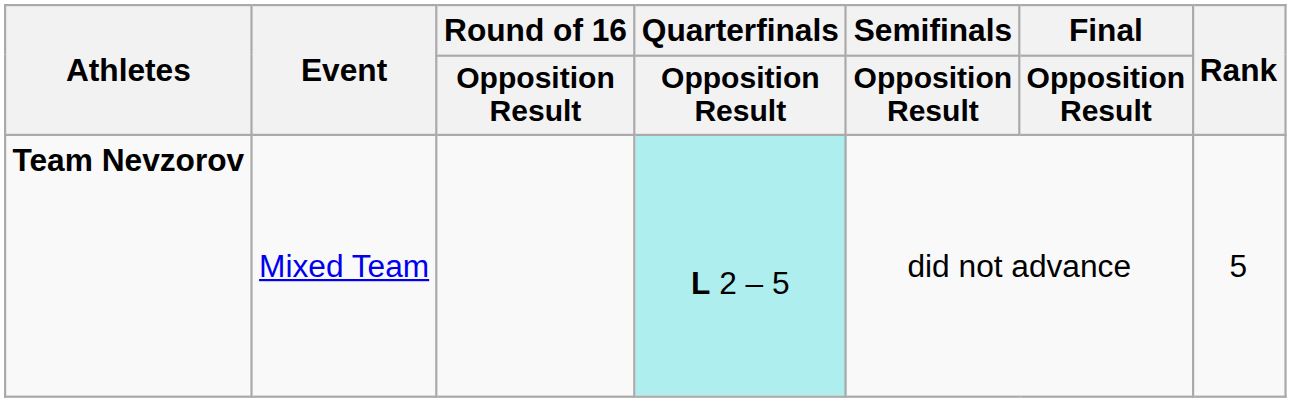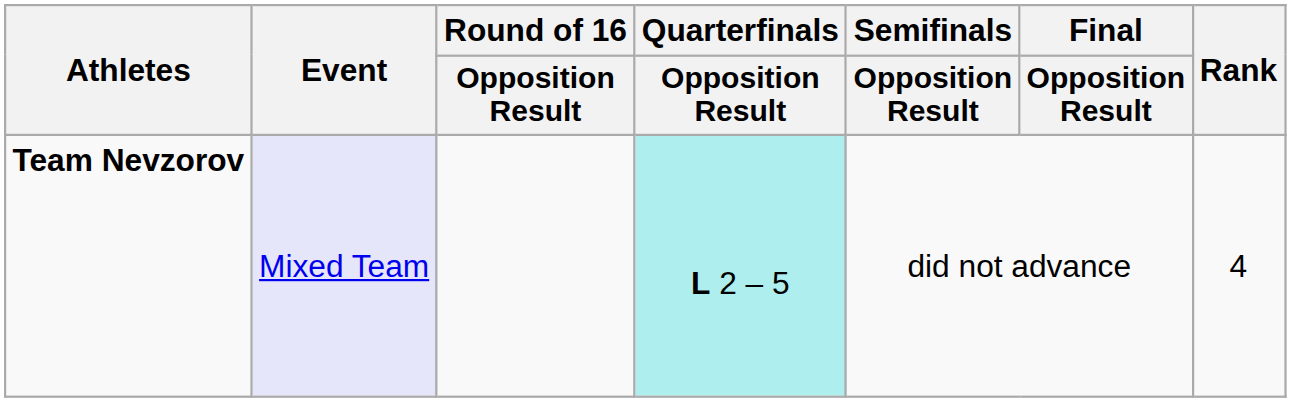(344, 266) no background -> (344, 266) lavender background
(1238, 266) 5 -> (1238, 266) 4
